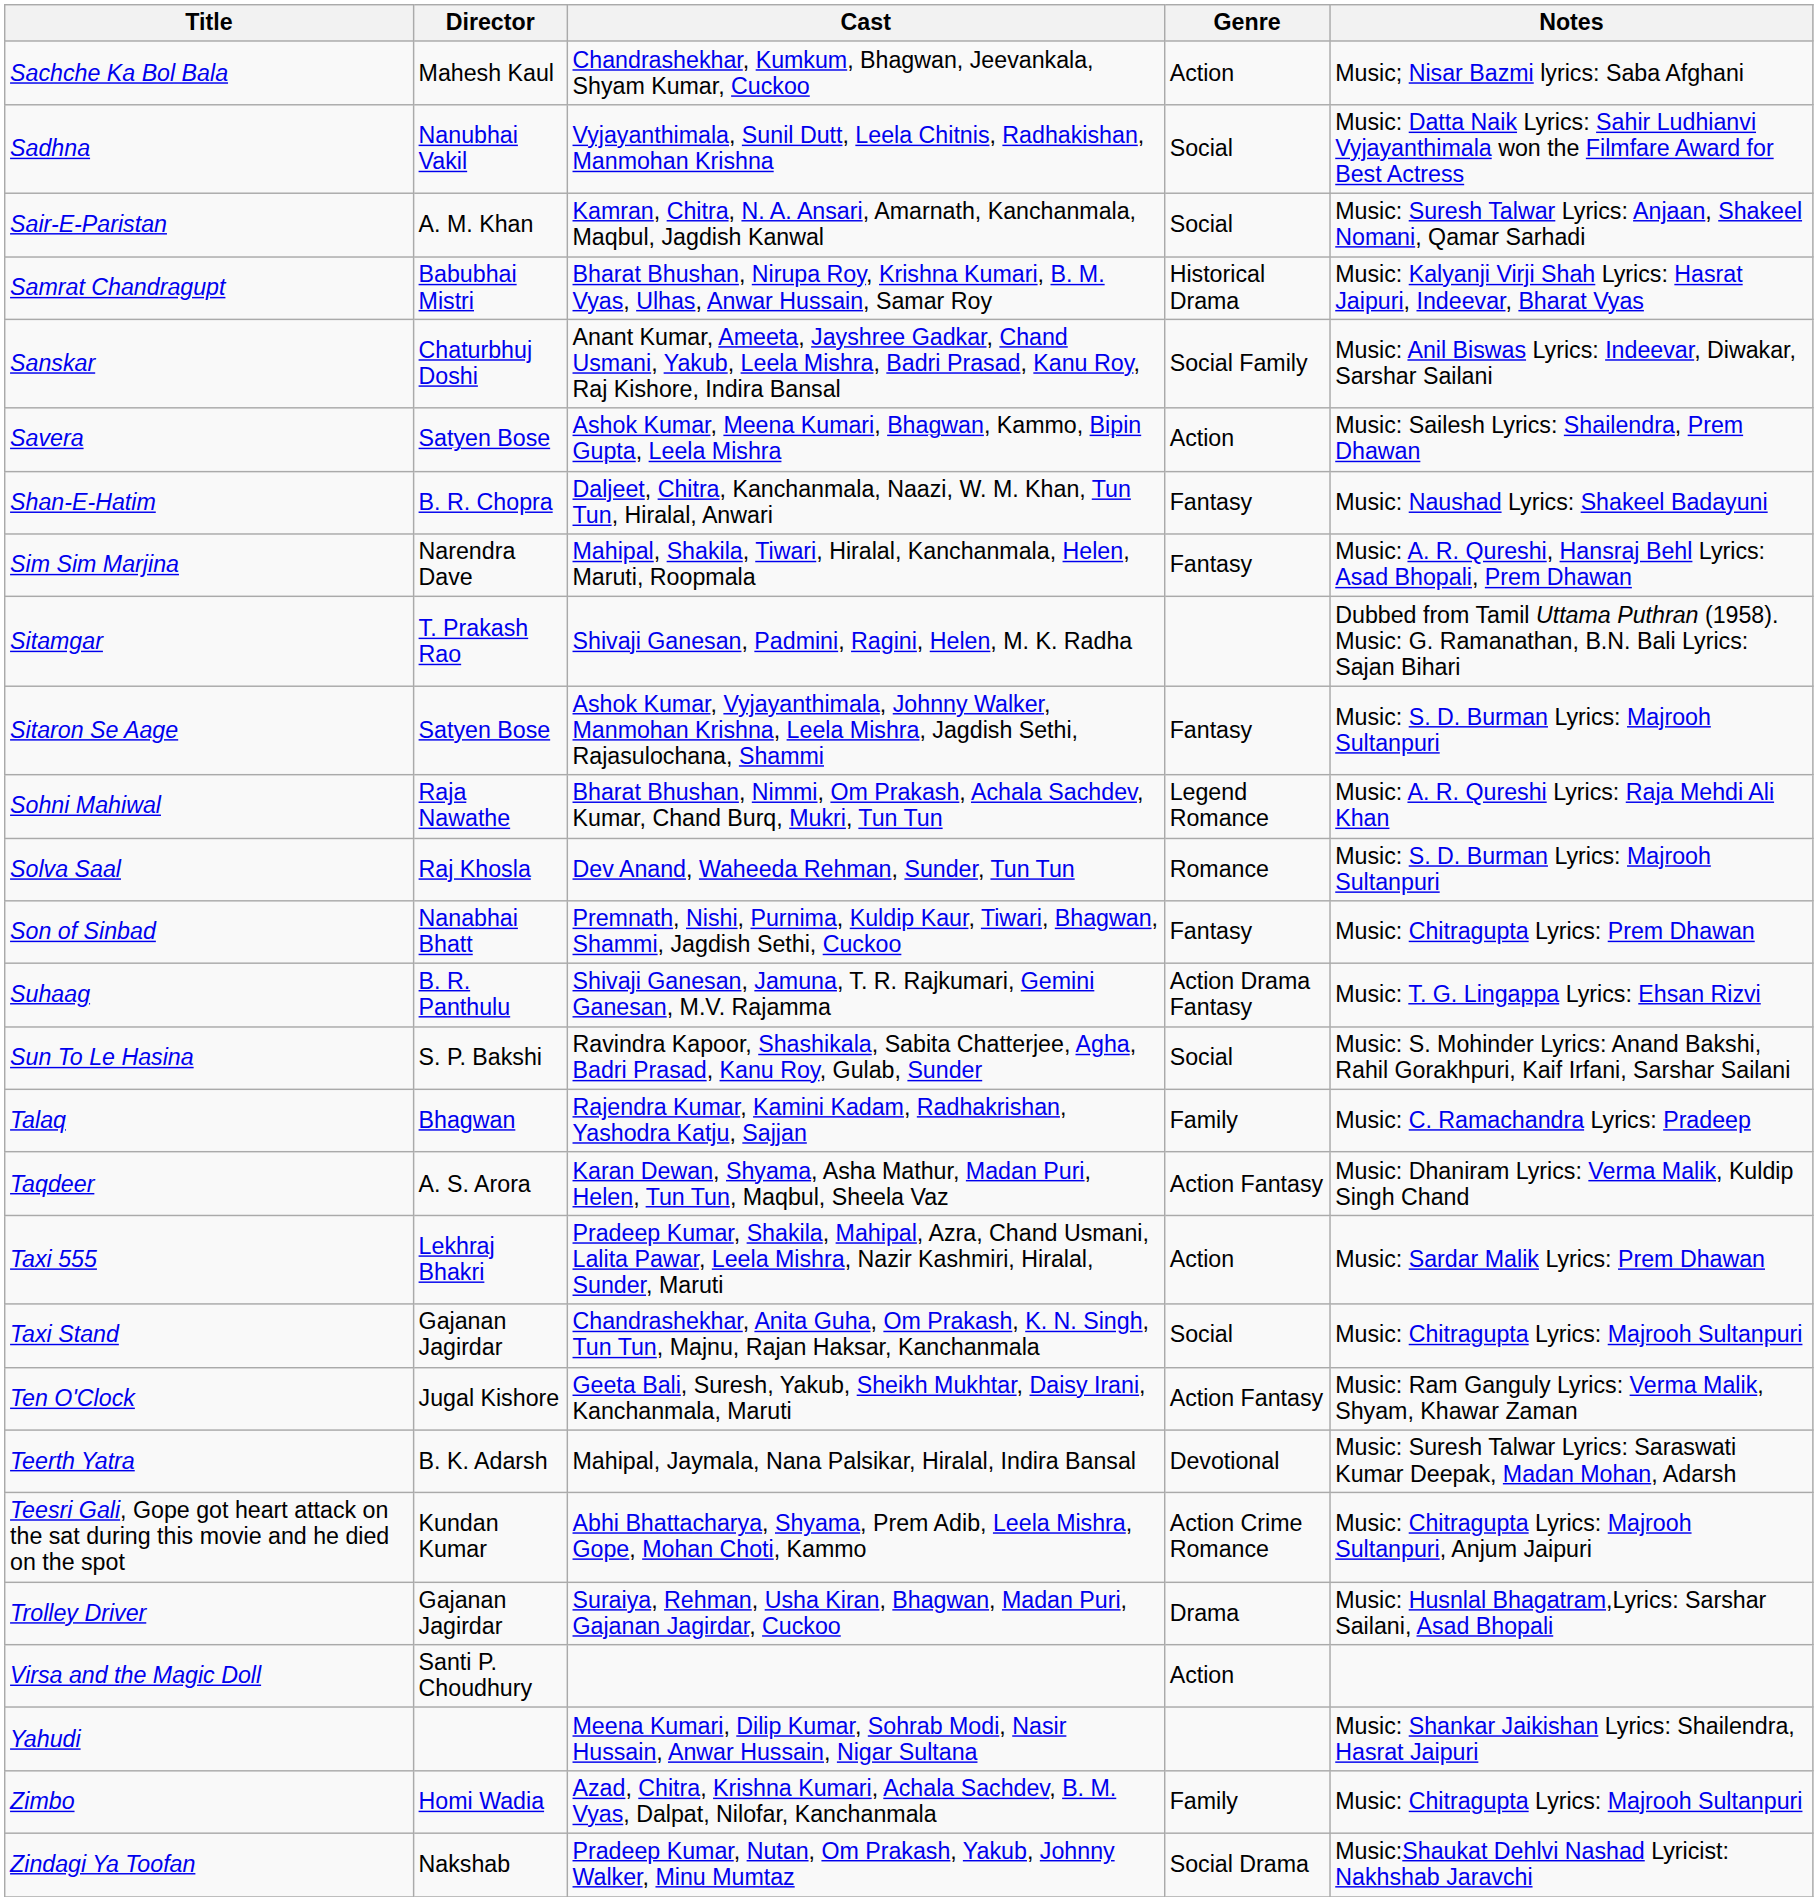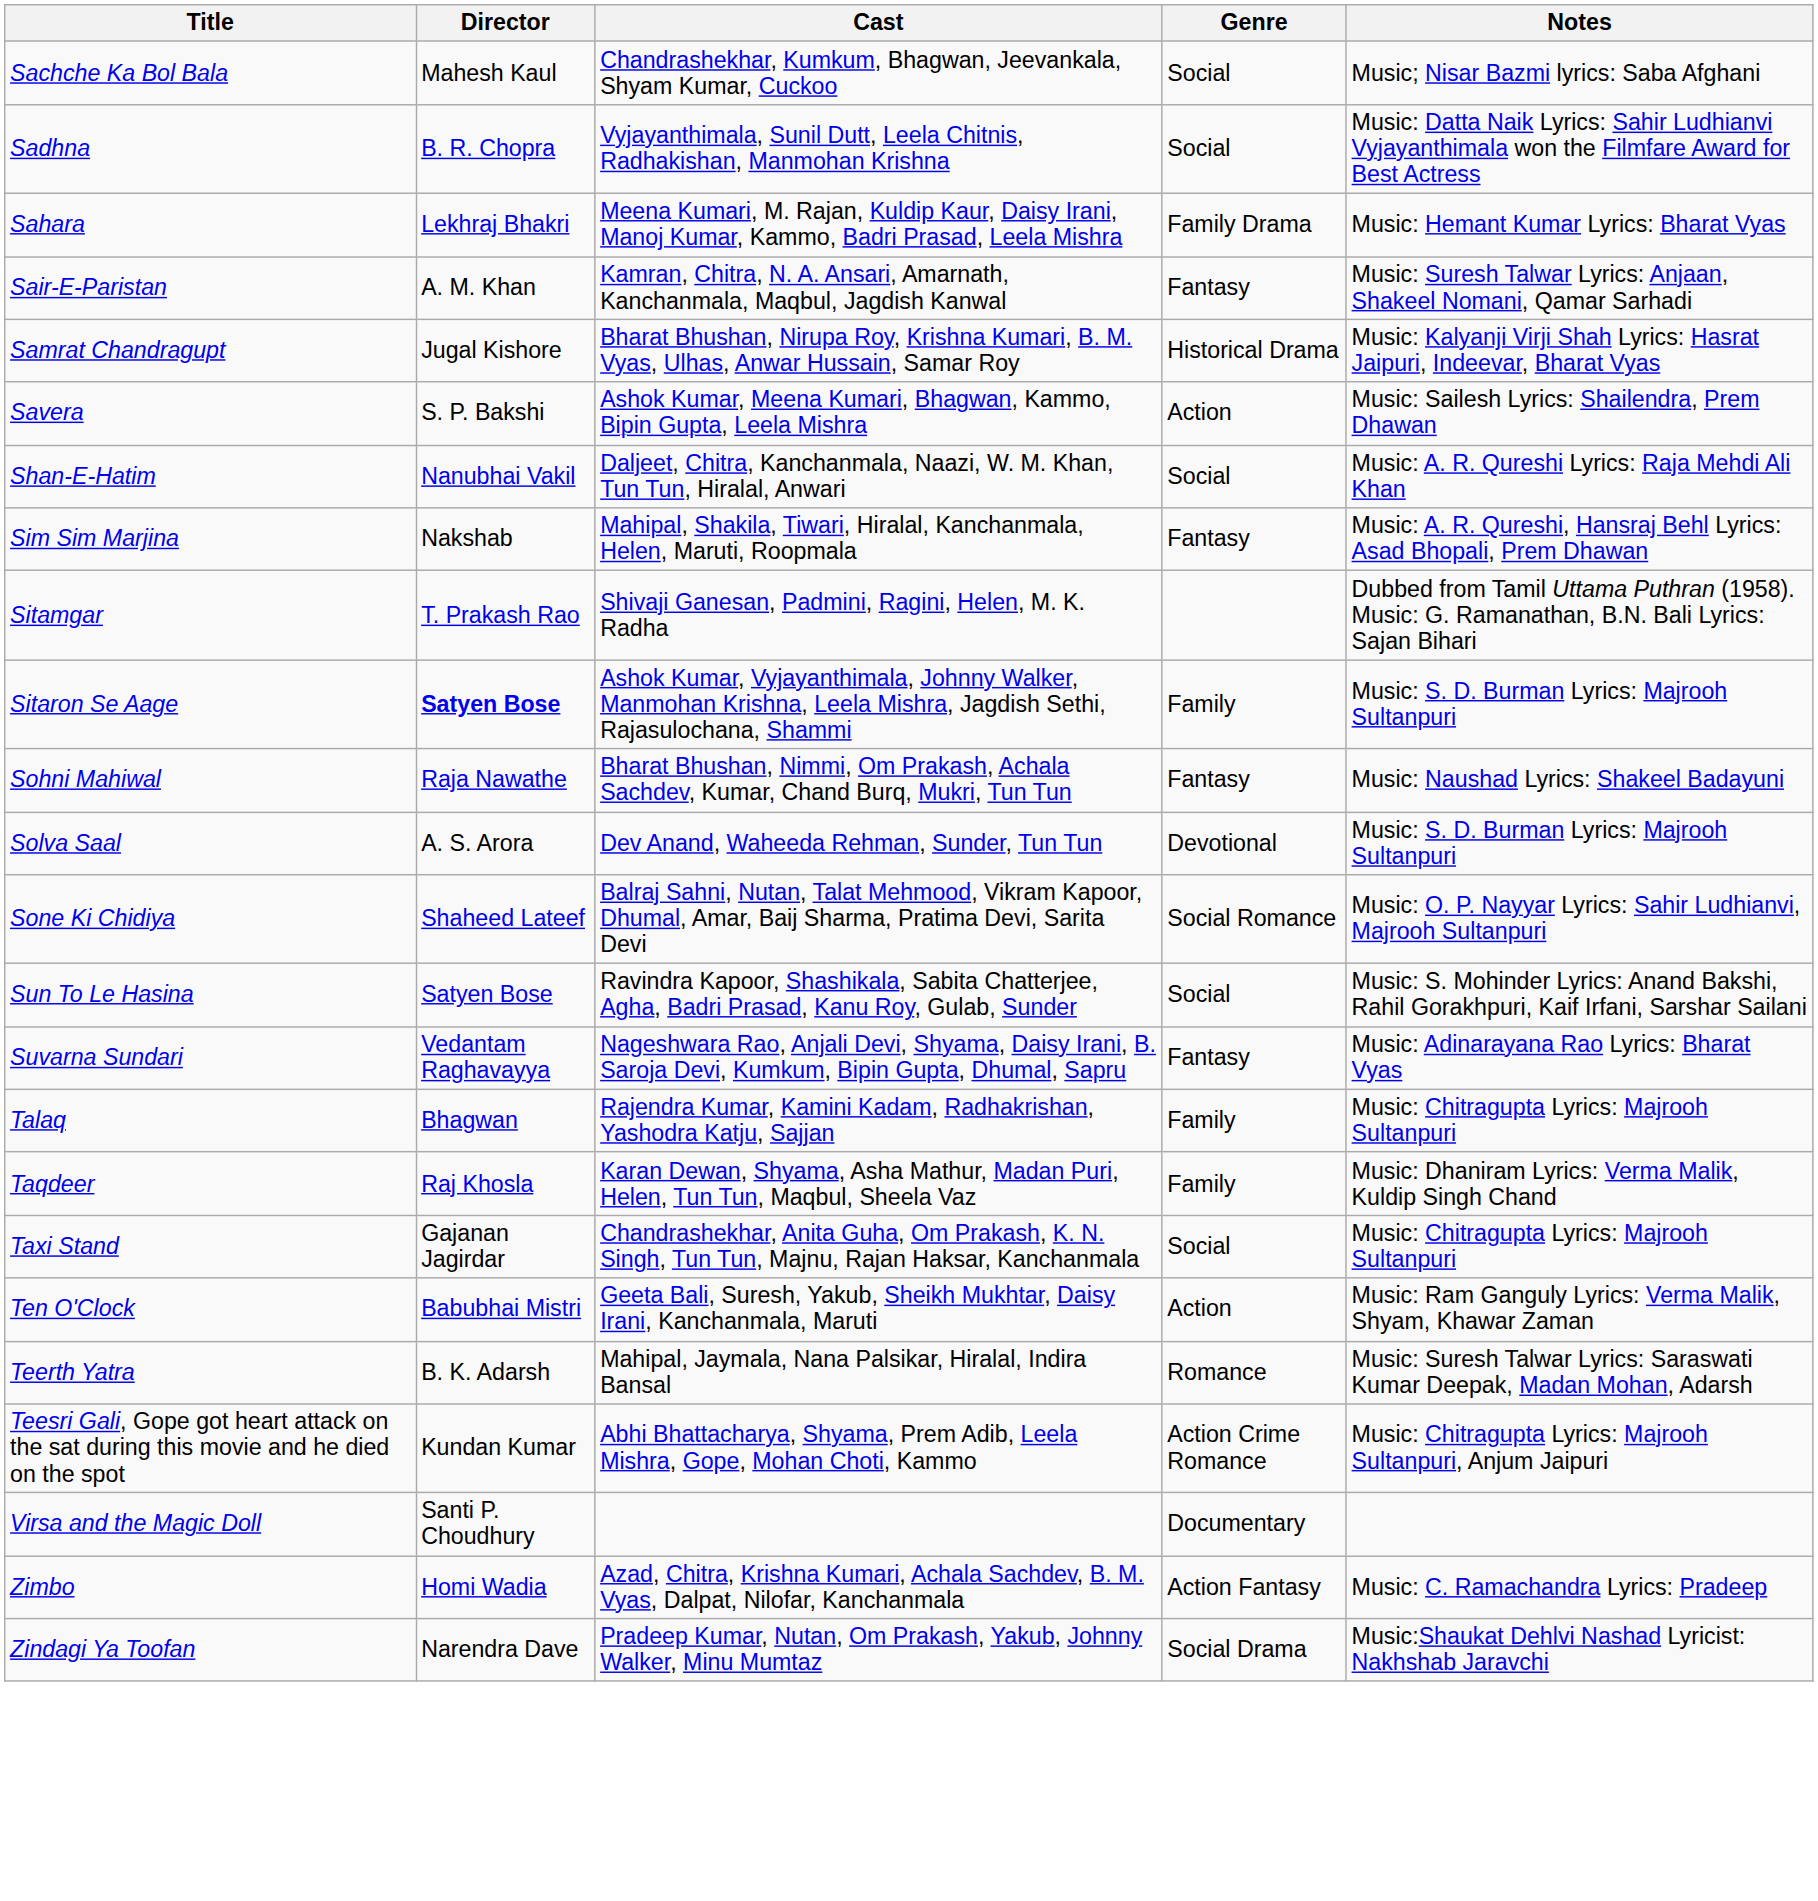(1202, 72) Action -> (1199, 72) Social
(468, 148) Nanubhai Vakil -> (488, 148) B. R. Chopra
+ row: (47, 224)
(1201, 224) Social -> (1209, 287) Fantasy
(468, 287) Babubhai Mistri -> (491, 350) Jugal Kishore
- row: (53, 363)
(484, 439) Satyen Bose -> (483, 413) S. P. Bakshi
(486, 502) B. R. Chopra -> (498, 476) Nanubhai Vakil
(1211, 502) Fantasy -> (1199, 476) Social
(1551, 502) Music: Naushad Lyrics: Shakeel Badayuni -> (1571, 476) Music: A. R. Qureshi Lyrics: Raja Mehdi Ali Khan
(467, 565) Narendra Dave -> (467, 539) Nakshab
(484, 730) normal -> (491, 704) bold
(1211, 730) Fantasy -> (1201, 704) Family
(1219, 806) Legend Romance -> (1209, 779) Fantasy
(1555, 806) Music: A. R. Qureshi Lyrics: Raja Mehdi Ali Khan -> (1568, 779) Music: Naushad Lyrics: Shakeel Badayuni
(475, 868) Raj Khosla -> (477, 842) A. S. Arora
(1219, 868) Romance -> (1222, 842) Devotional
- row: (83, 931)
+ row: (93, 918)
- row: (50, 994)
(480, 1057) S. P. Bakshi -> (487, 994) Satyen Bose
+ row: (96, 1057)
(1543, 1120) Music: C. Ramachandra Lyrics: Pradeep -> (1530, 1120) Music: Chitragupta Lyrics: Majrooh Sultanpuri
(475, 1183) A. S. Arora -> (477, 1183) Raj Khosla
(1246, 1183) Action Fantasy -> (1201, 1183) Family
- row: (54, 1259)
(489, 1398) Jugal Kishore -> (501, 1309) Babubhai Mistri
(1246, 1398) Action Fantasy -> (1200, 1309) Action
(1224, 1461) Devotional -> (1217, 1372) Romance
- row: (78, 1613)
(1202, 1675) Action -> (1236, 1524) Documentary
- row: (45, 1738)
(1204, 1801) Family -> (1244, 1586) Action Fantasy
(1569, 1801) Music: Chitragupta Lyrics: Majrooh Sultanpuri -> (1559, 1586) Music: C. Ramachandra Lyrics: Pradeep
(464, 1864) Nakshab -> (500, 1649) Narendra Dave
